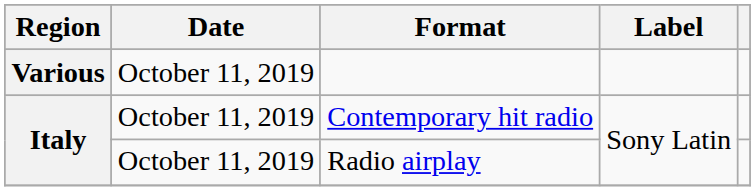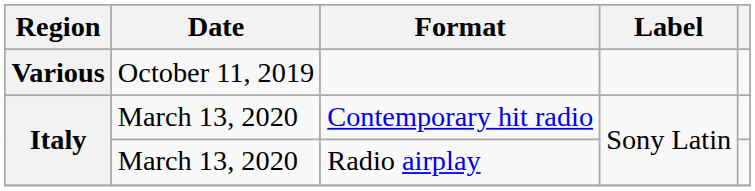(216, 116) October 11, 2019 -> (208, 116) March 13, 2020
(216, 161) October 11, 2019 -> (208, 161) March 13, 2020
